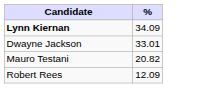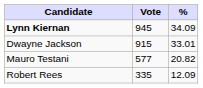+ column: (151, 12)
